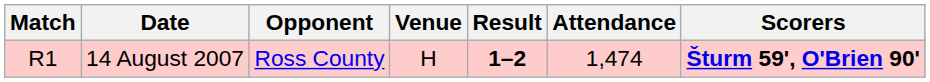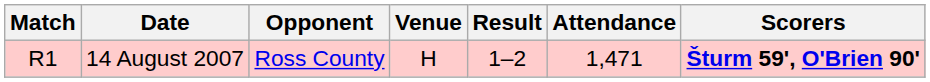(507, 58) bold -> (507, 58) normal
(614, 58) 1,474 -> (614, 58) 1,471
